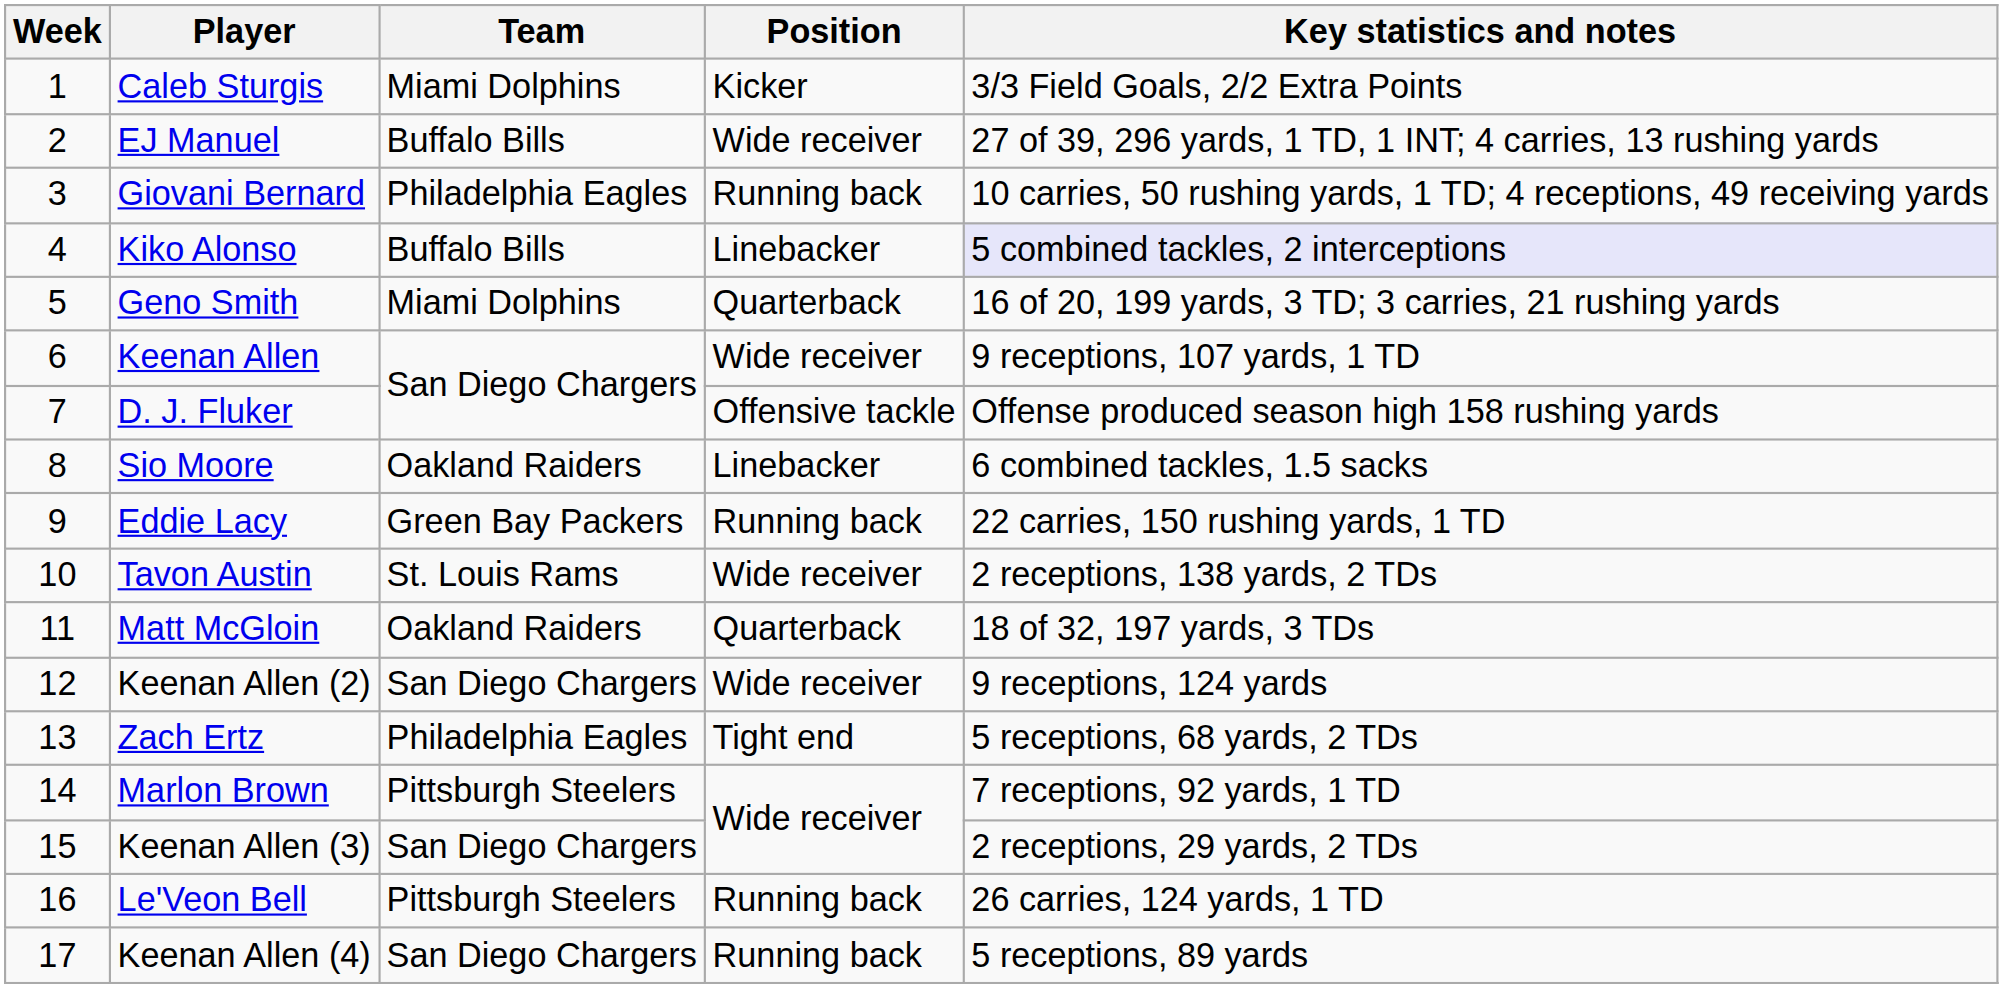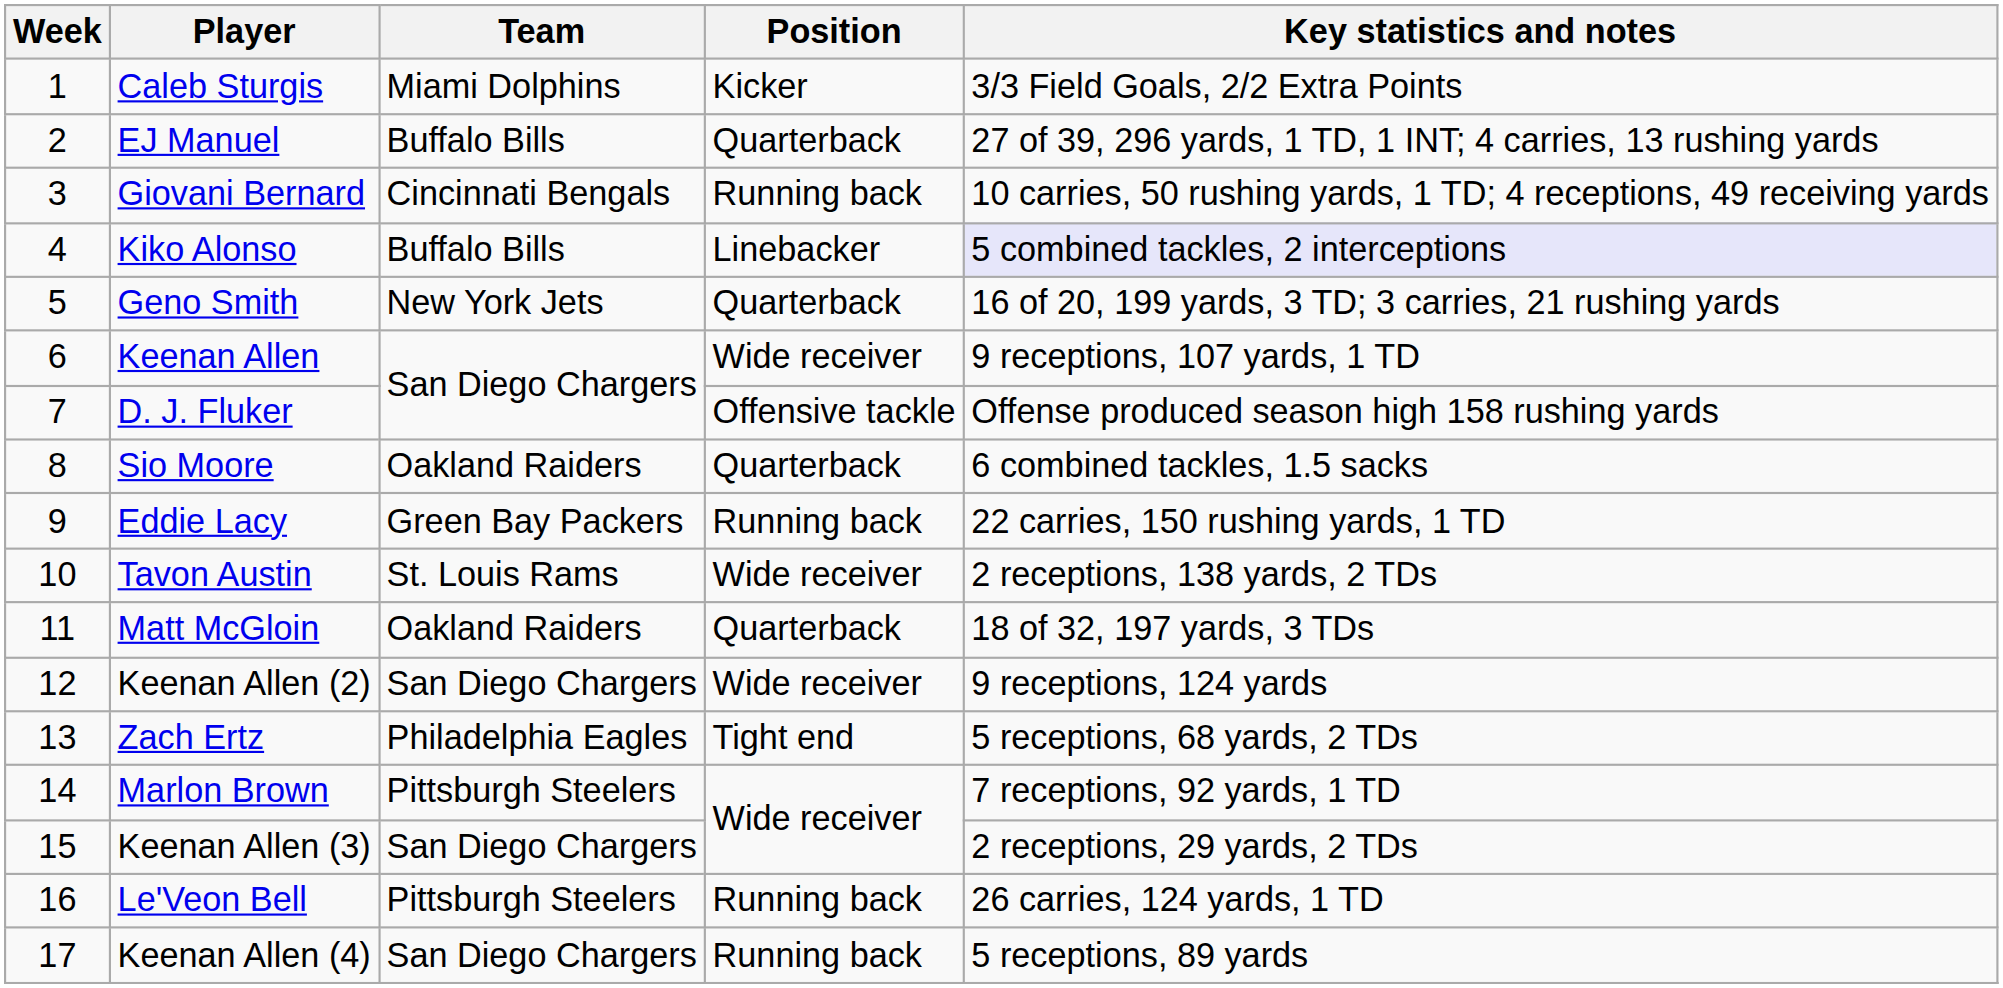(817, 140) Wide receiver -> (807, 140) Quarterback
(537, 194) Philadelphia Eagles -> (528, 194) Cincinnati Bengals
(504, 303) Miami Dolphins -> (495, 303) New York Jets
(796, 466) Linebacker -> (807, 466) Quarterback
